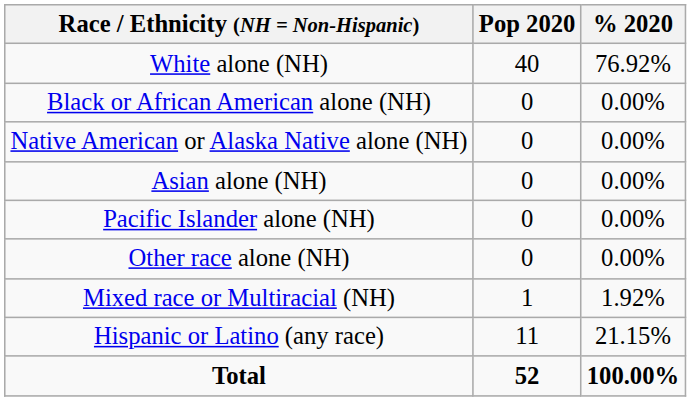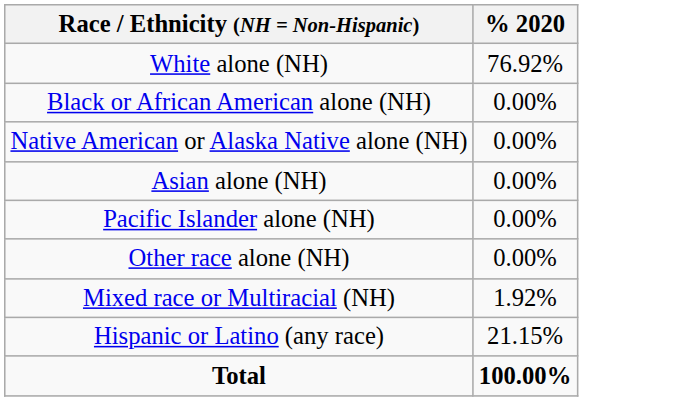- column: (527, 24)
